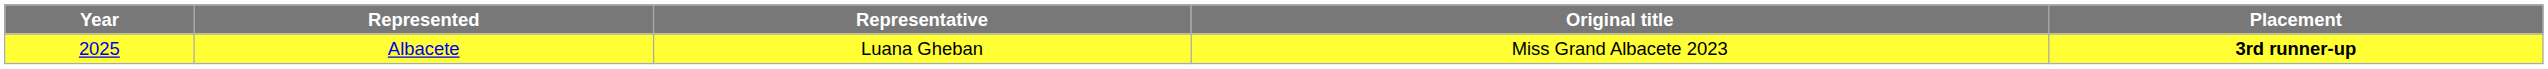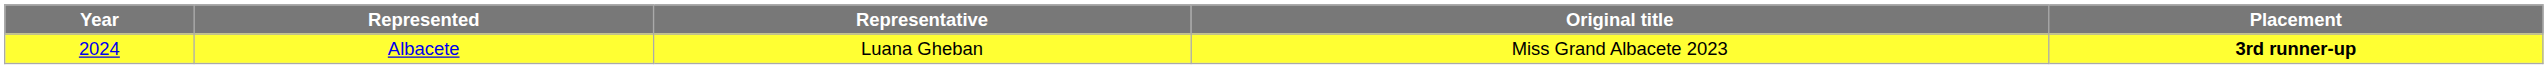(99, 49) 2025 -> (99, 49) 2024
